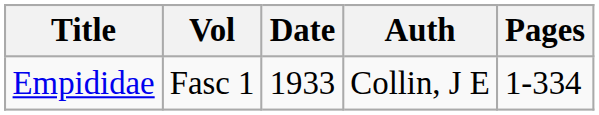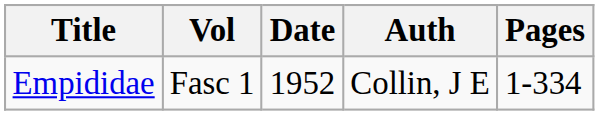(302, 82) 1933 -> (302, 82) 1952
